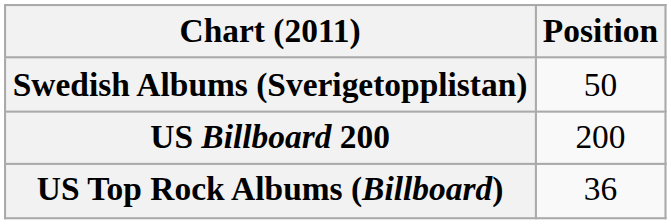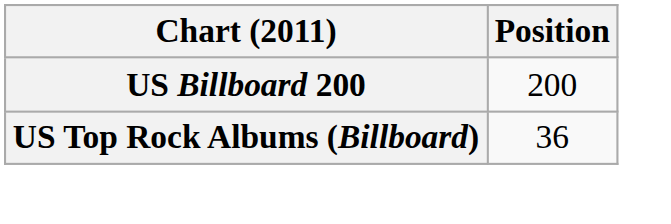- row: (270, 84)
